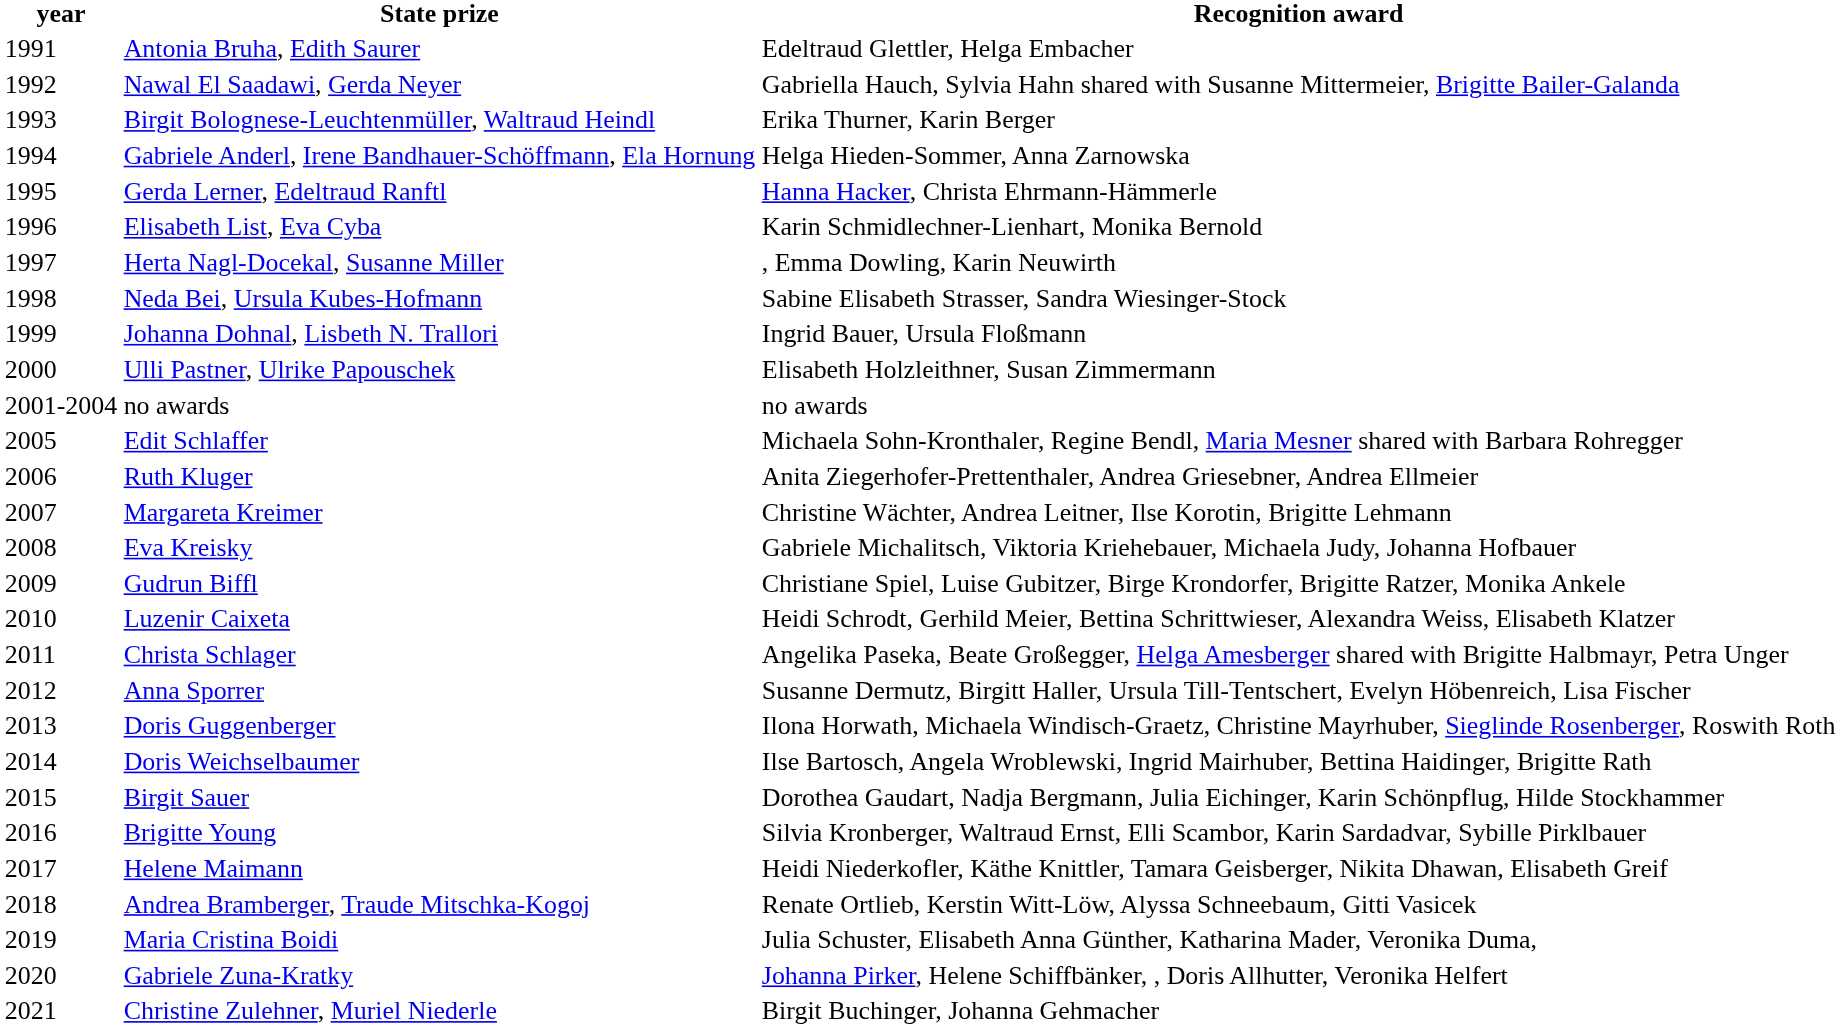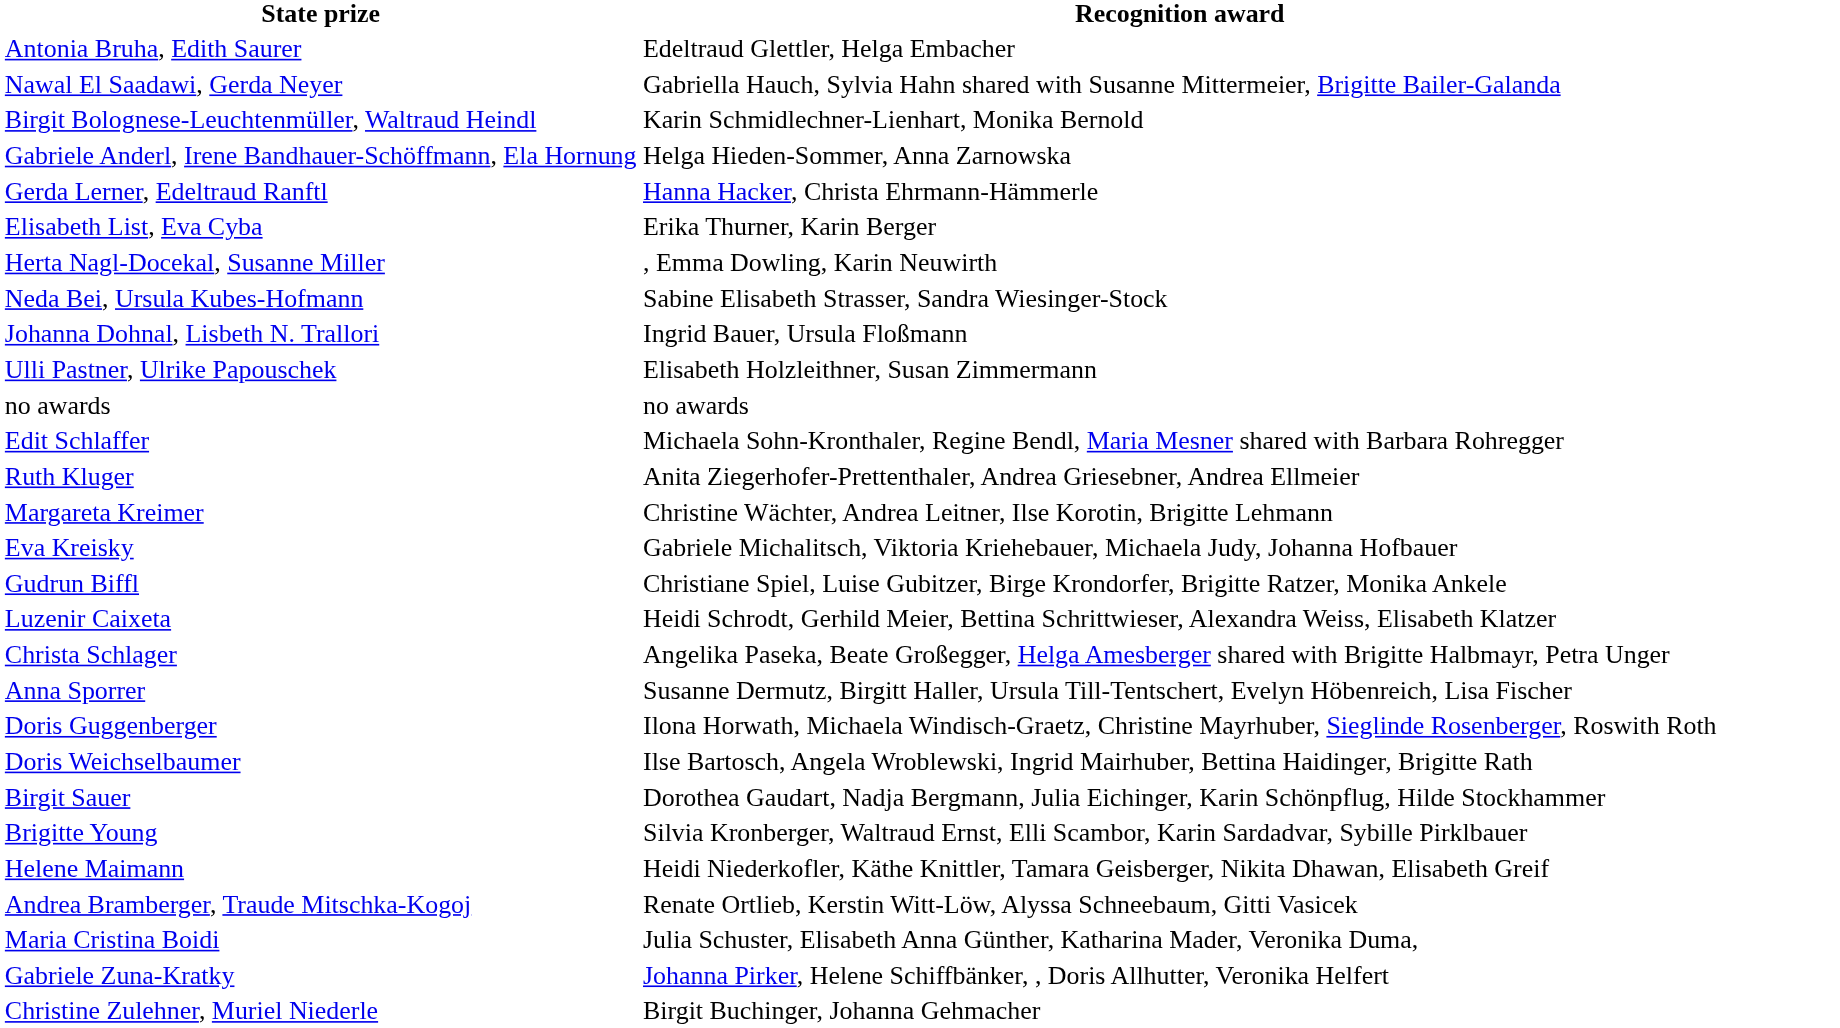- column: (61, 13)
(908, 120) Erika Thurner, Karin Berger -> (893, 120) Karin Schmidlechner-Lienhart, Monika Bernold
(1012, 226) Karin Schmidlechner-Lienhart, Monika Bernold -> (790, 226) Erika Thurner, Karin Berger
